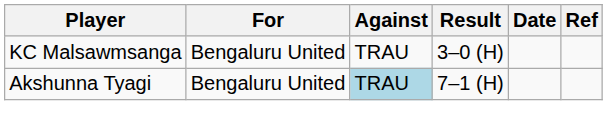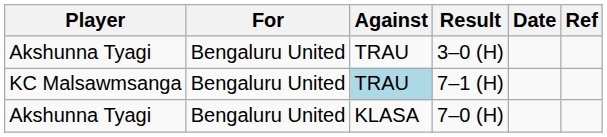(95, 52) KC Malsawmsanga -> (80, 52) Akshunna Tyagi
(80, 83) Akshunna Tyagi -> (95, 83) KC Malsawmsanga
+ row: (470, 115)
